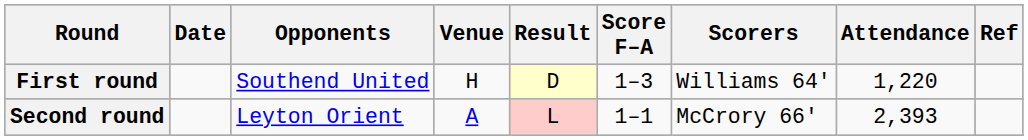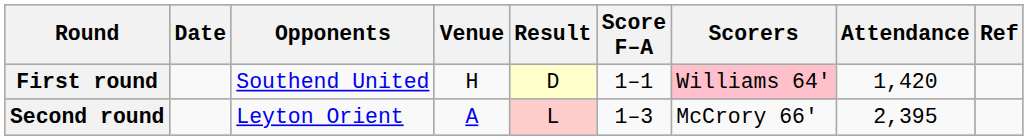(634, 82) 1–3 -> (634, 82) 1–1
(754, 82) no background -> (754, 82) pink background
(905, 82) 1,220 -> (905, 82) 1,420
(634, 117) 1–1 -> (634, 117) 1–3
(905, 117) 2,393 -> (905, 117) 2,395
